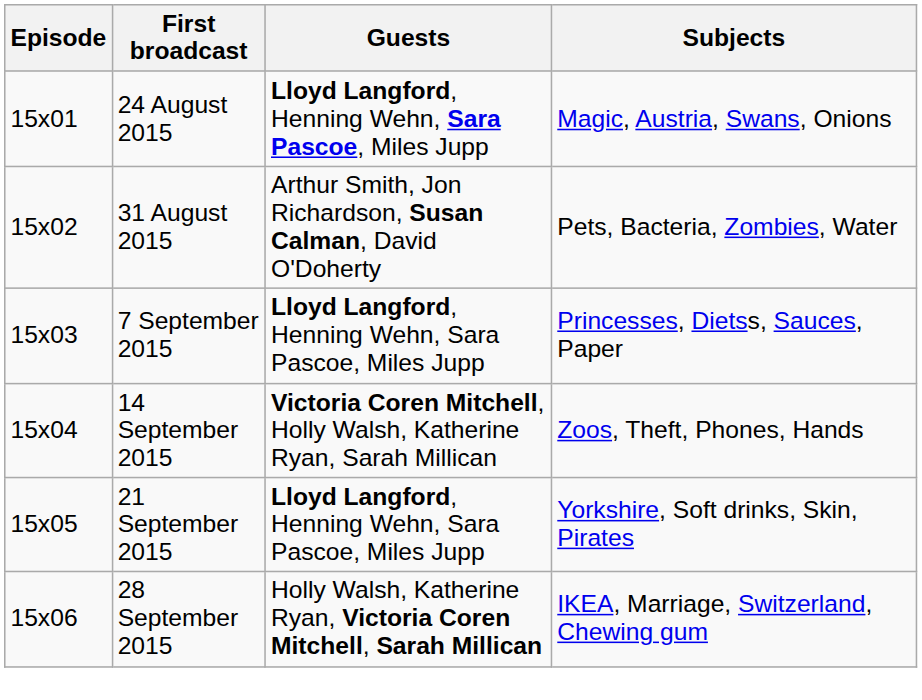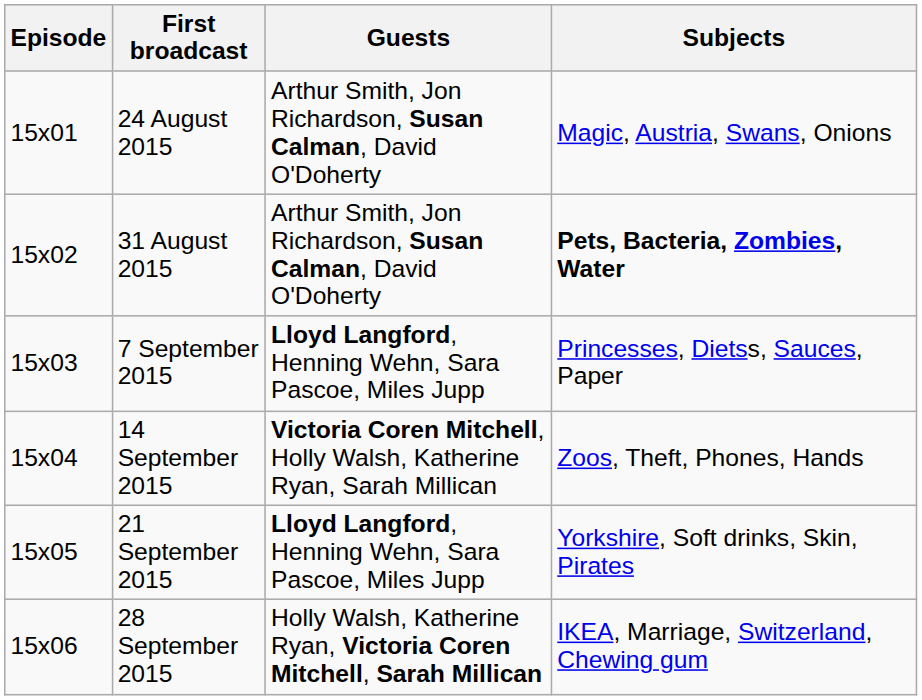(386, 118) Lloyd Langford, Henning Wehn, Sara Pascoe, Miles Jupp -> (377, 132) Arthur Smith, Jon Richardson, Susan Calman, David O'Doherty
(727, 226) normal -> (700, 254) bold
